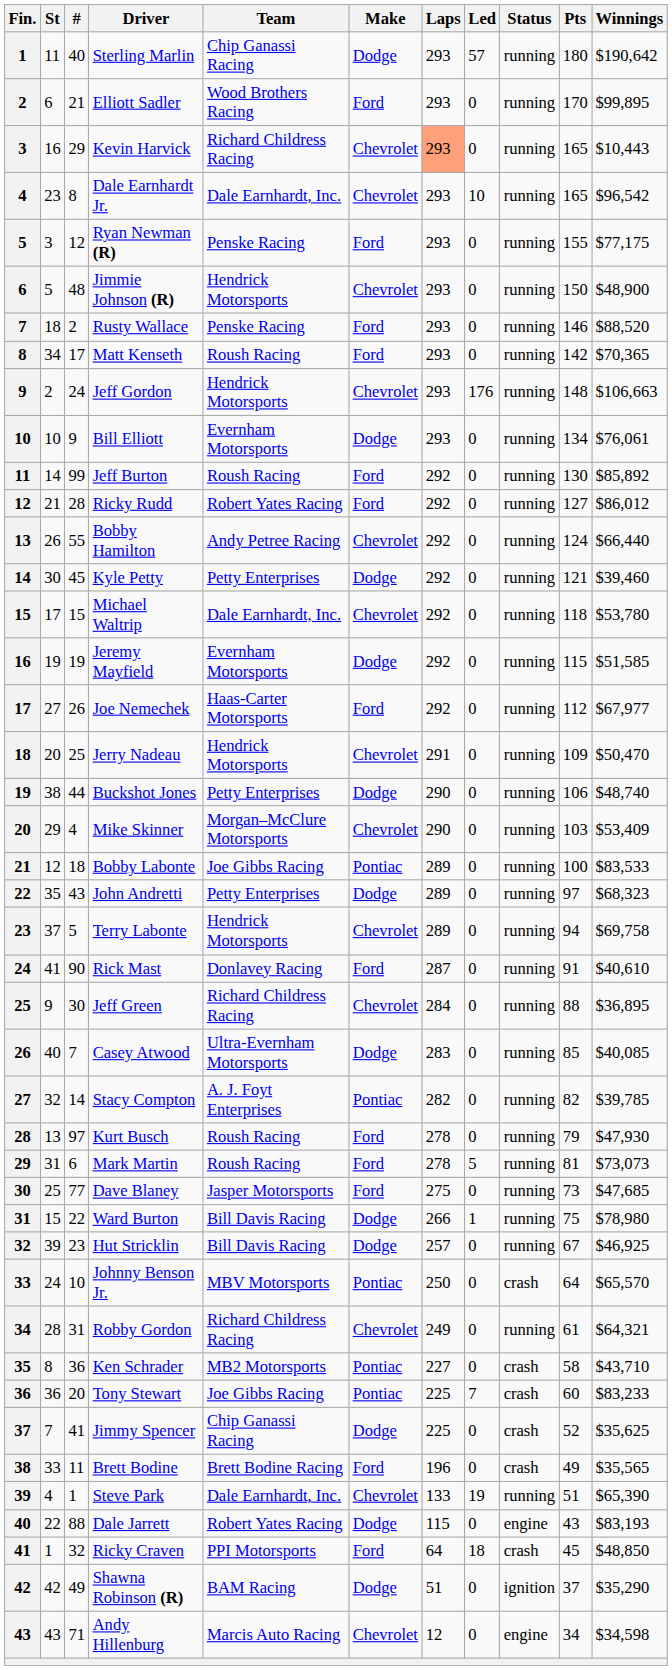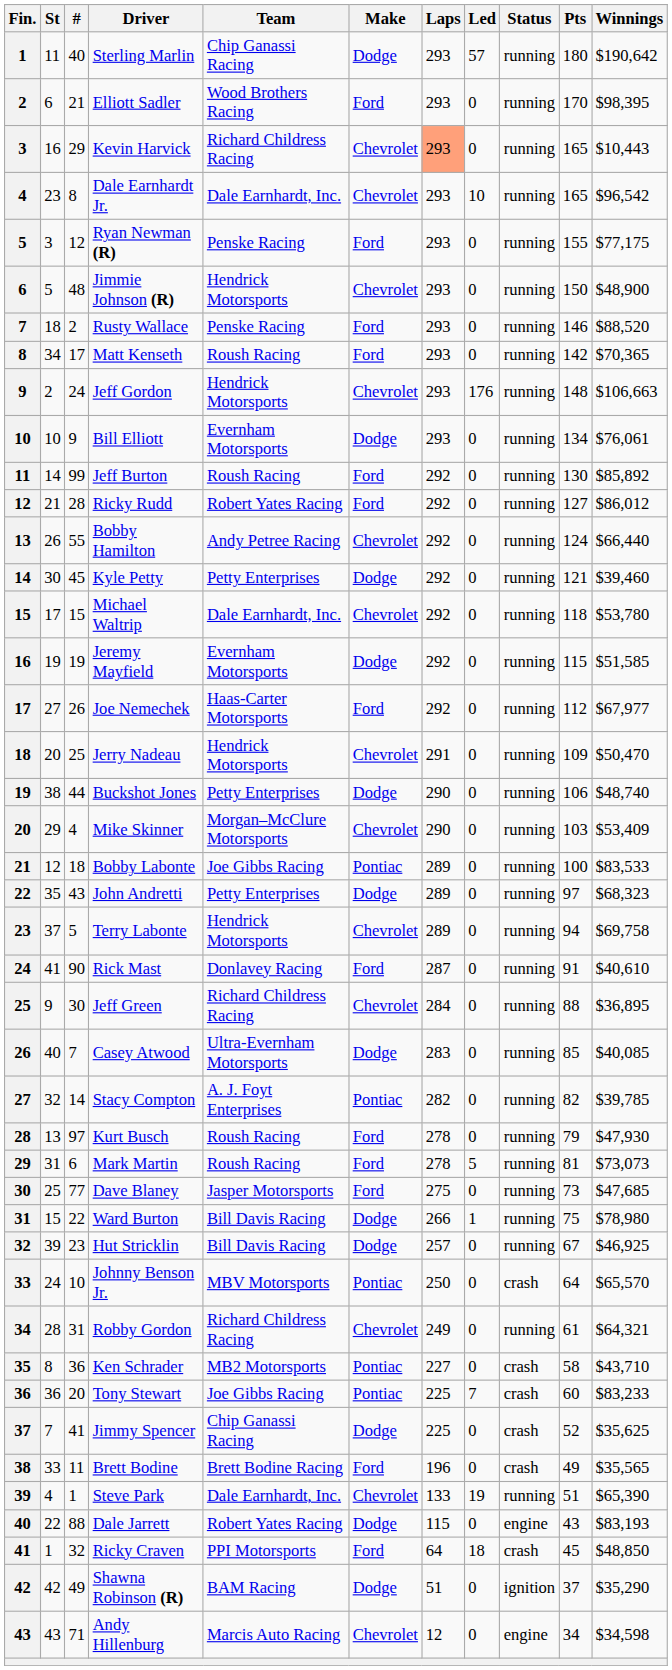(622, 102) $99,895 -> (622, 102) $98,395
